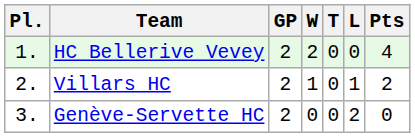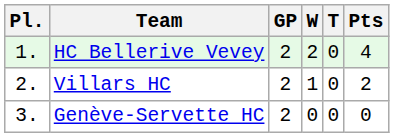- column: (354, 21)
